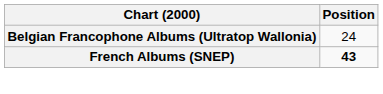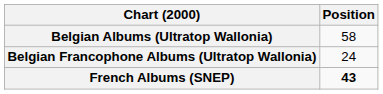+ row: (162, 36)
